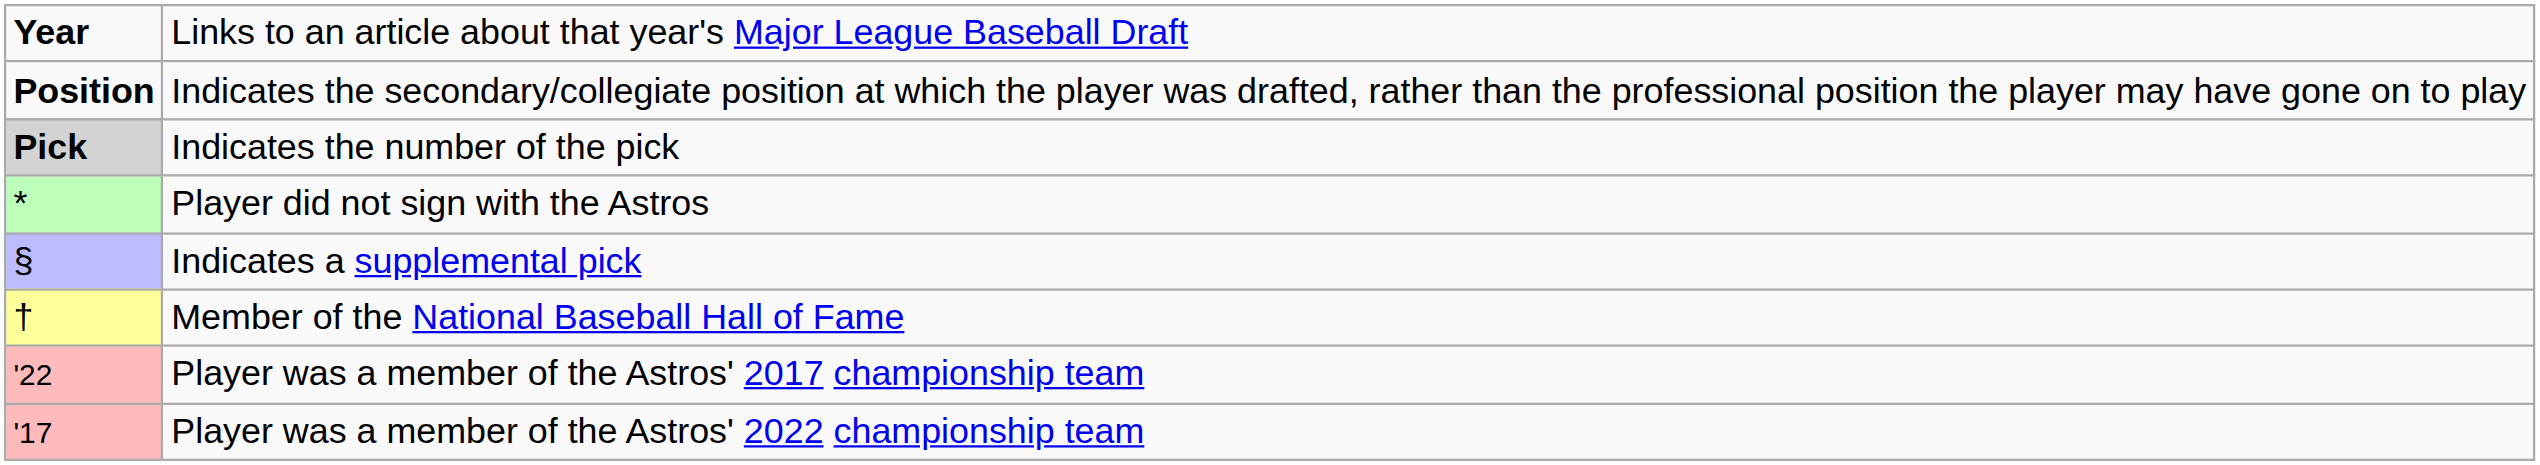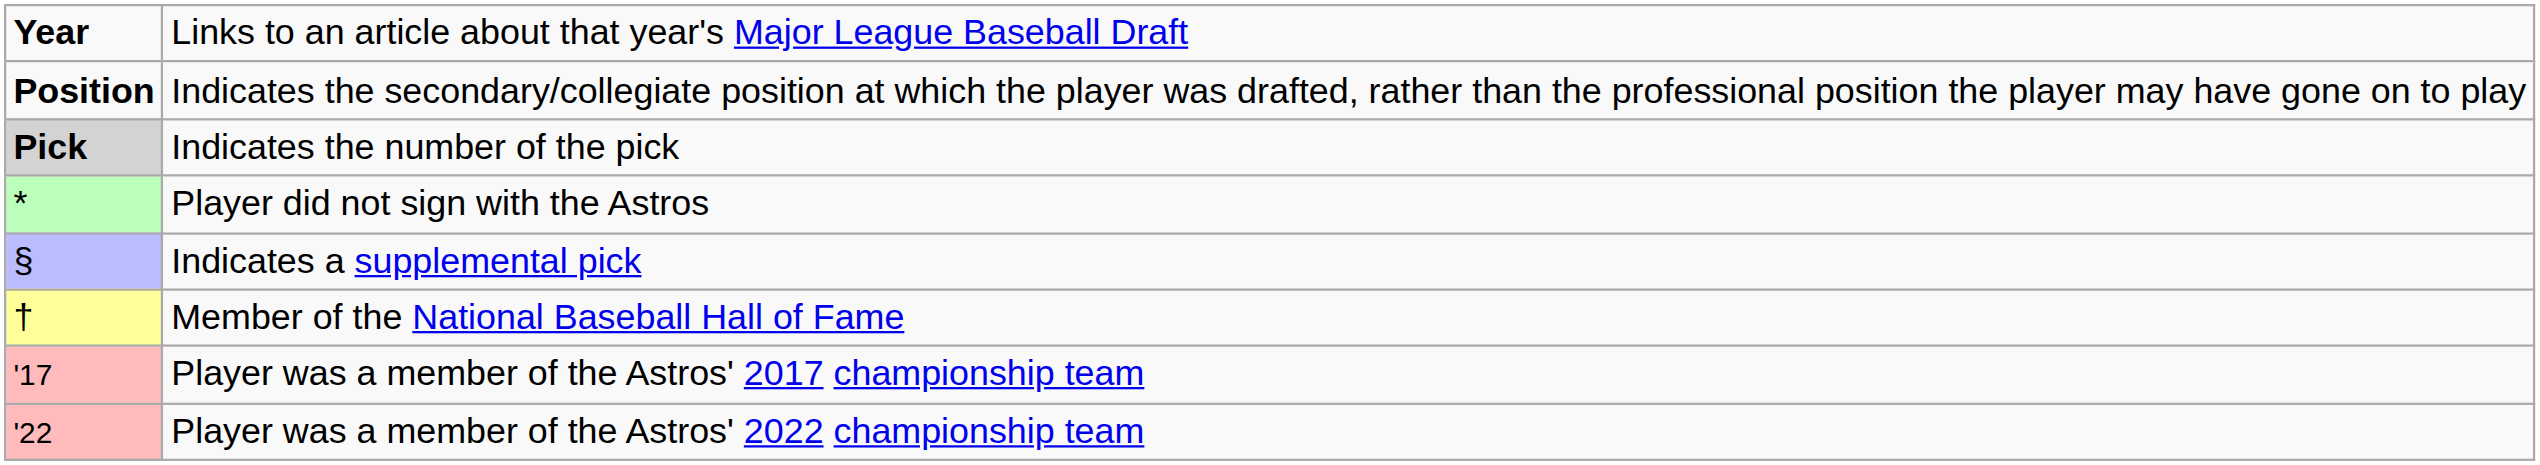(33, 376) '22 -> (33, 376) '17
(33, 433) '17 -> (33, 433) '22
